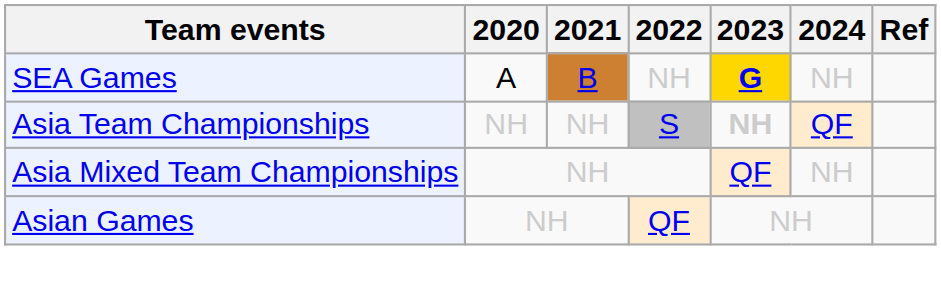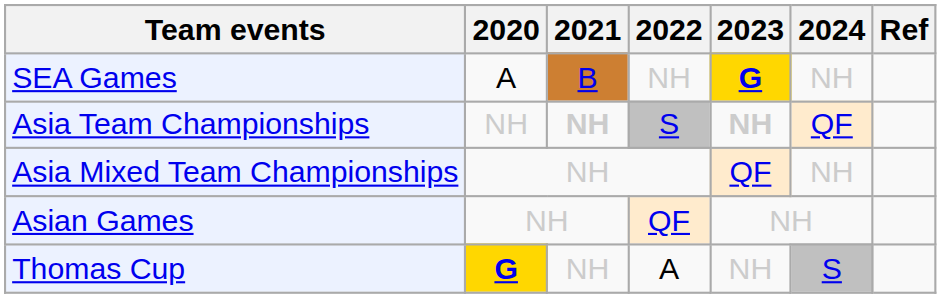(588, 125) normal -> (588, 125) bold
+ row: (99, 268)
